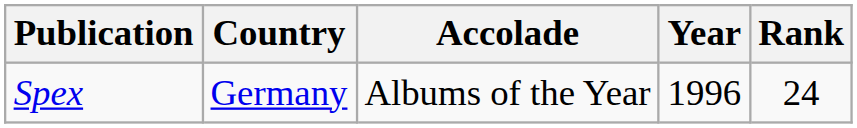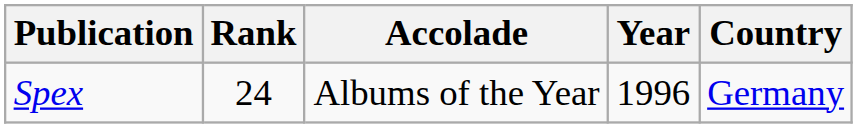columns swapped: (279, 33) <-> (801, 33)
